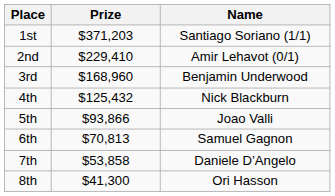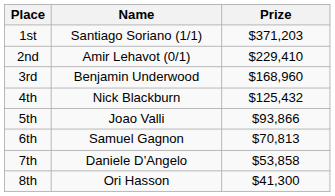columns swapped: (245, 14) <-> (106, 14)
